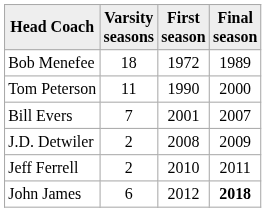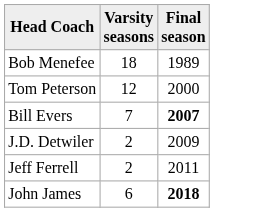- column: (183, 27)
(129, 89) 11 -> (129, 89) 12
(235, 115) normal -> (183, 115) bold
